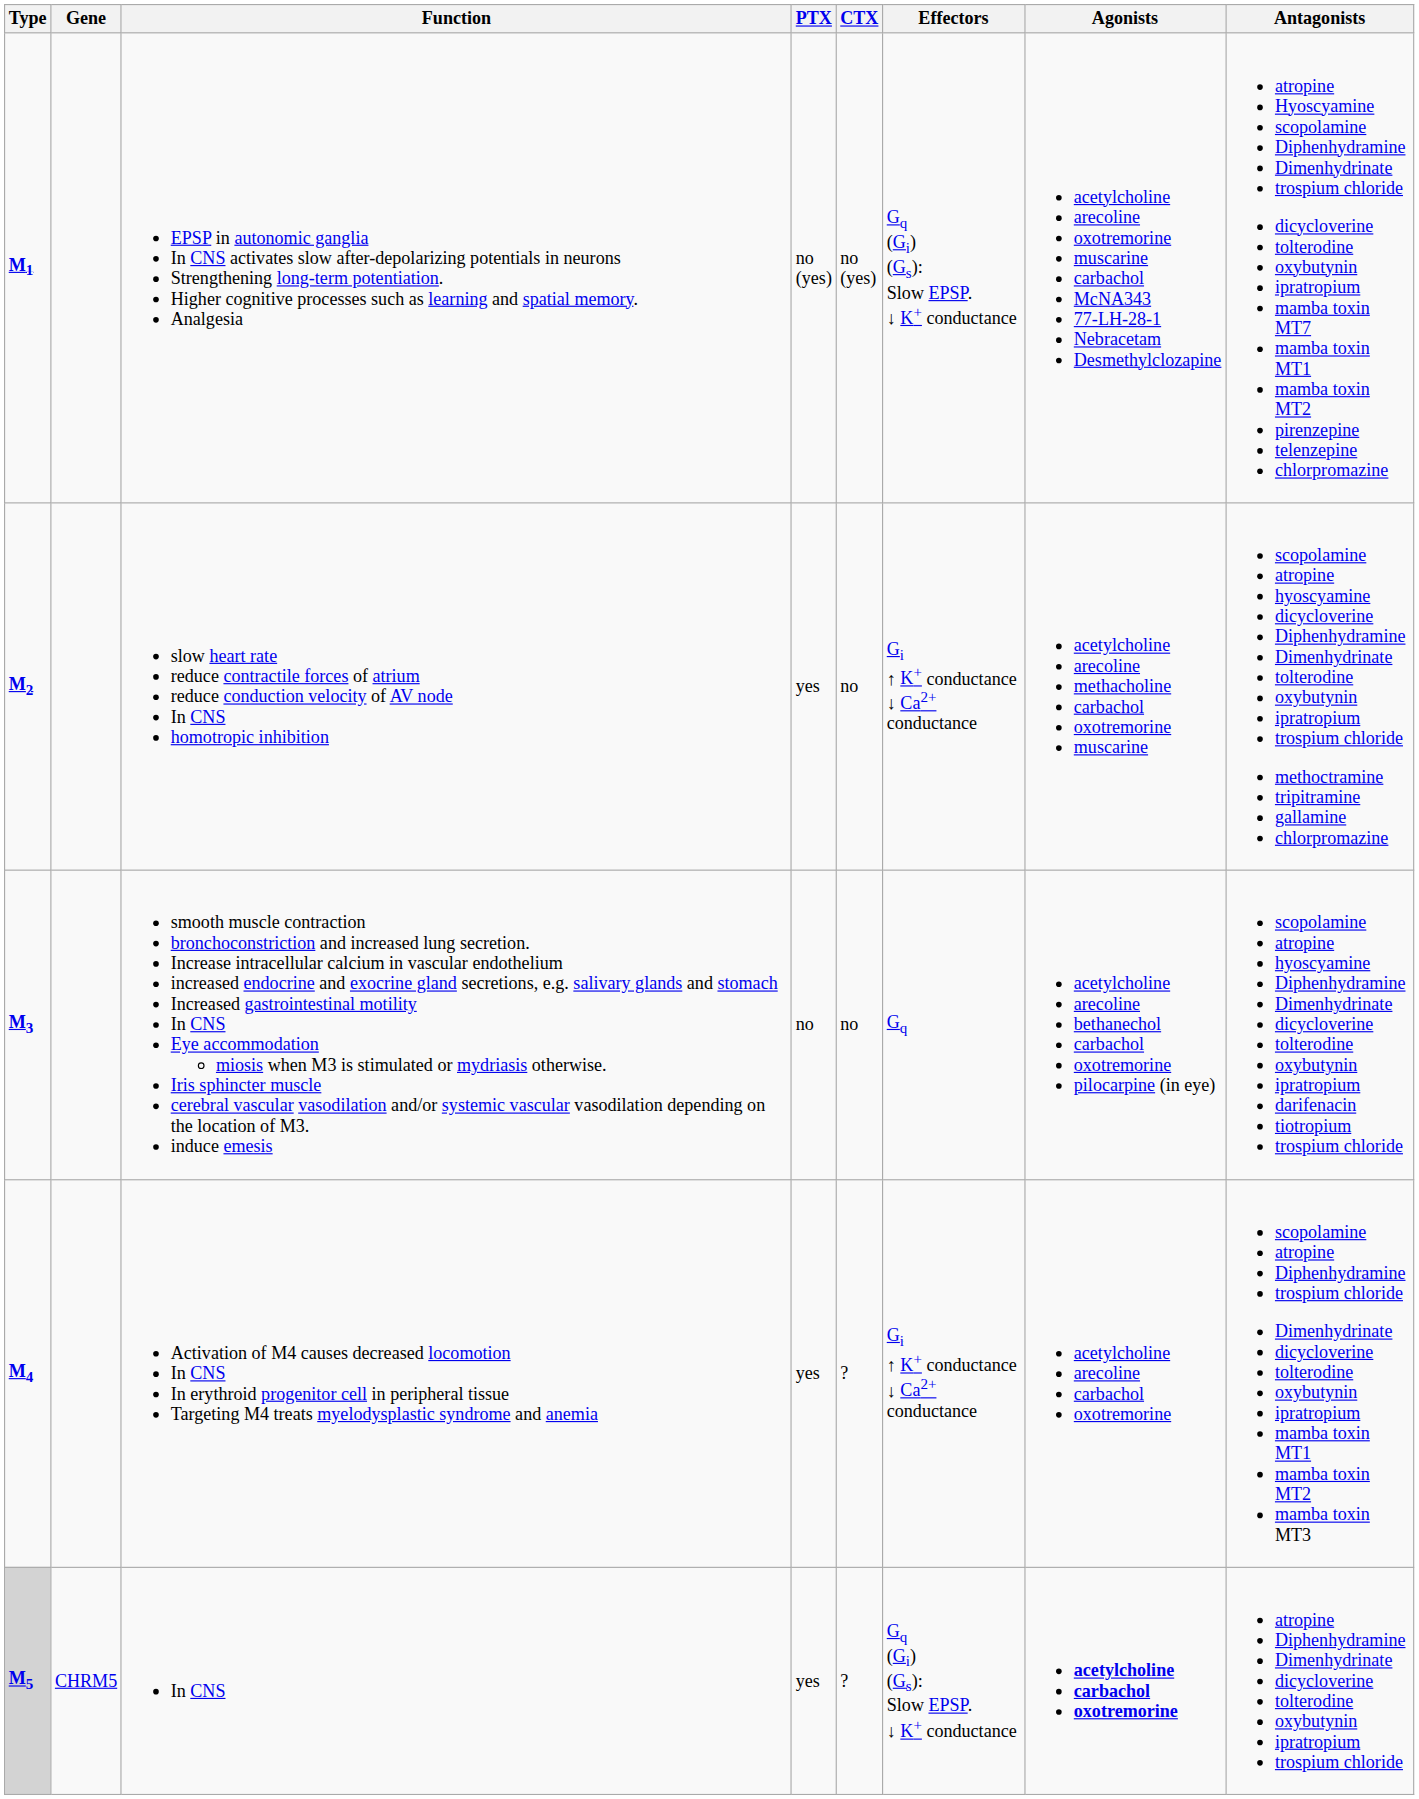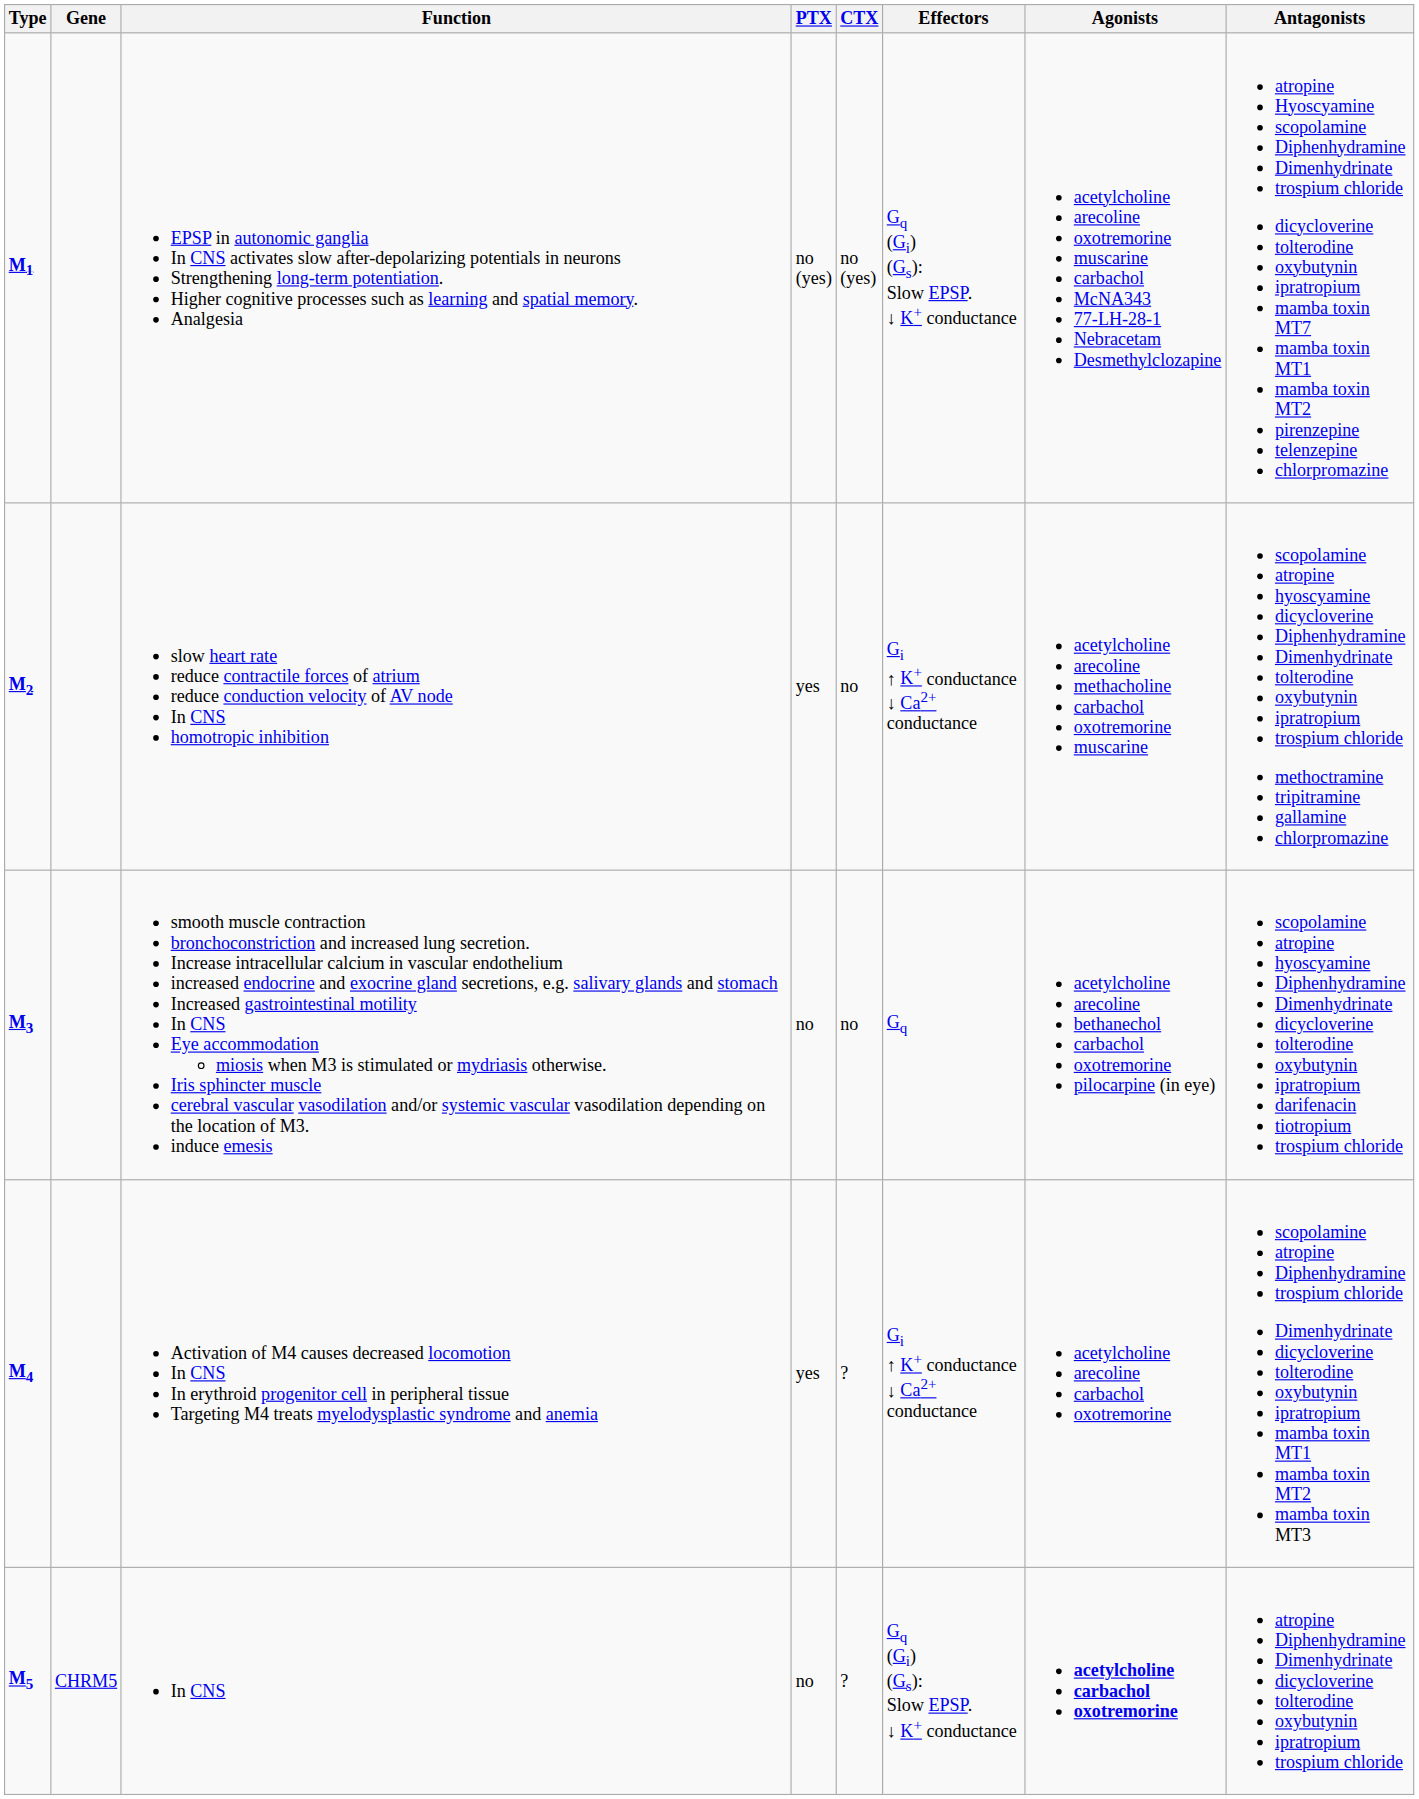(21, 1680) lightgrey background -> (21, 1680) no background
(808, 1680) yes -> (805, 1680) no
